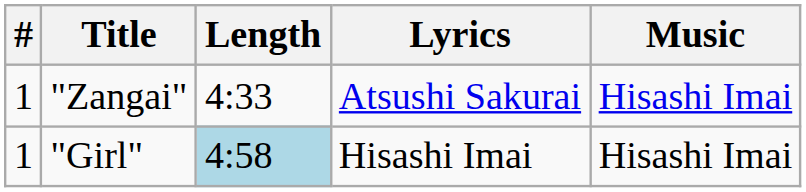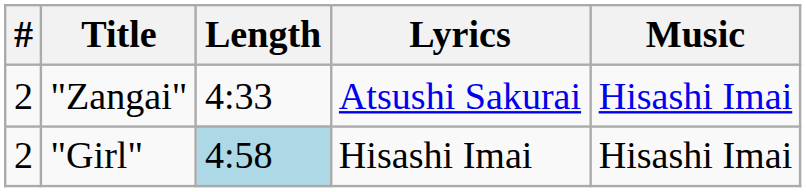(23, 95) 1 -> (23, 95) 2
(23, 155) 1 -> (23, 155) 2
